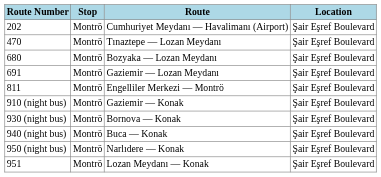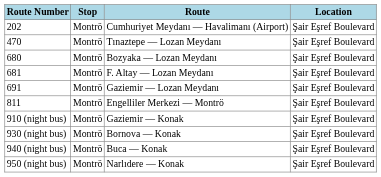+ row: (160, 73)
- row: (158, 164)
